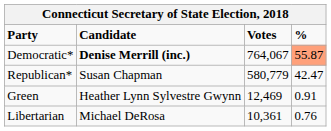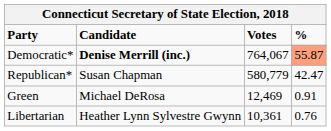(160, 95) Heather Lynn Sylvestre Gwynn -> (122, 95) Michael DeRosa
(122, 116) Michael DeRosa -> (160, 116) Heather Lynn Sylvestre Gwynn
